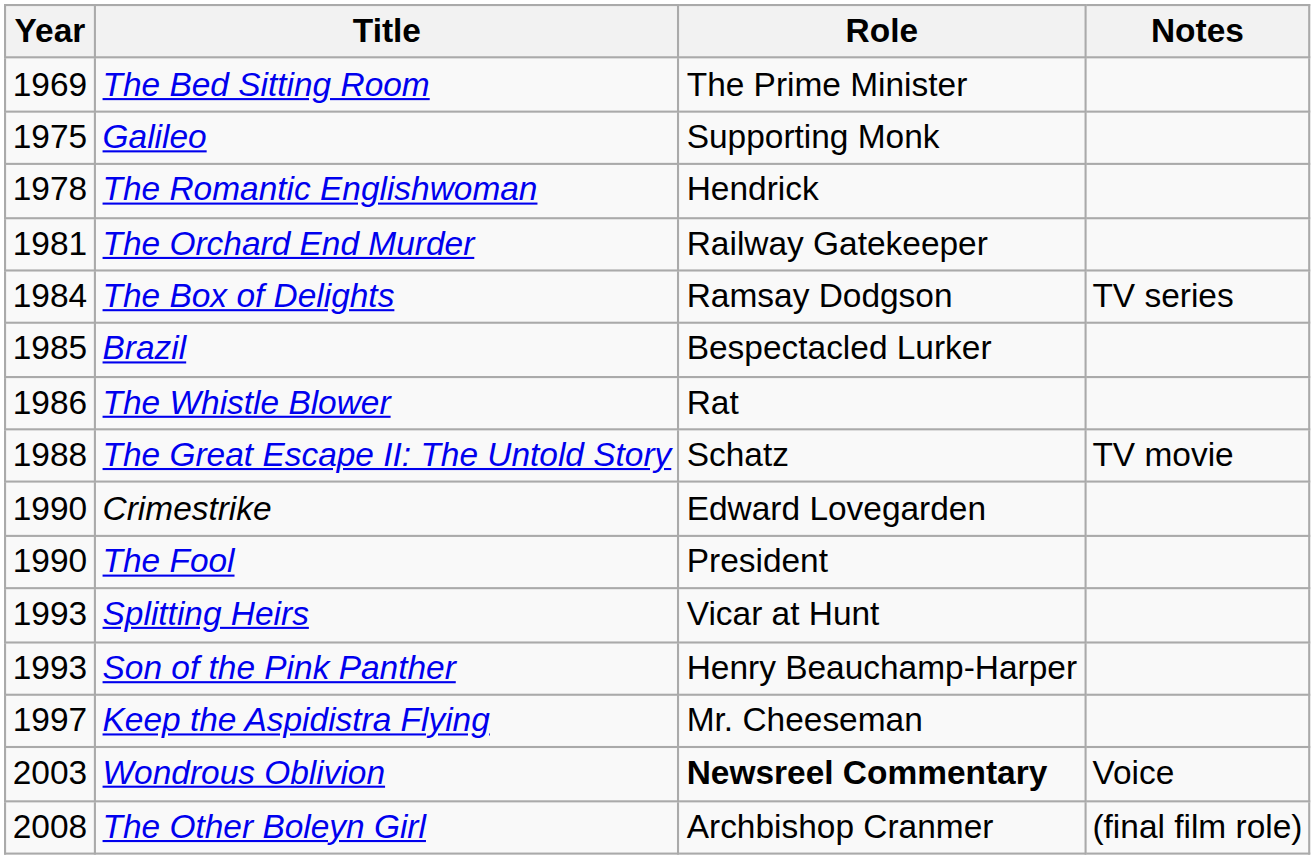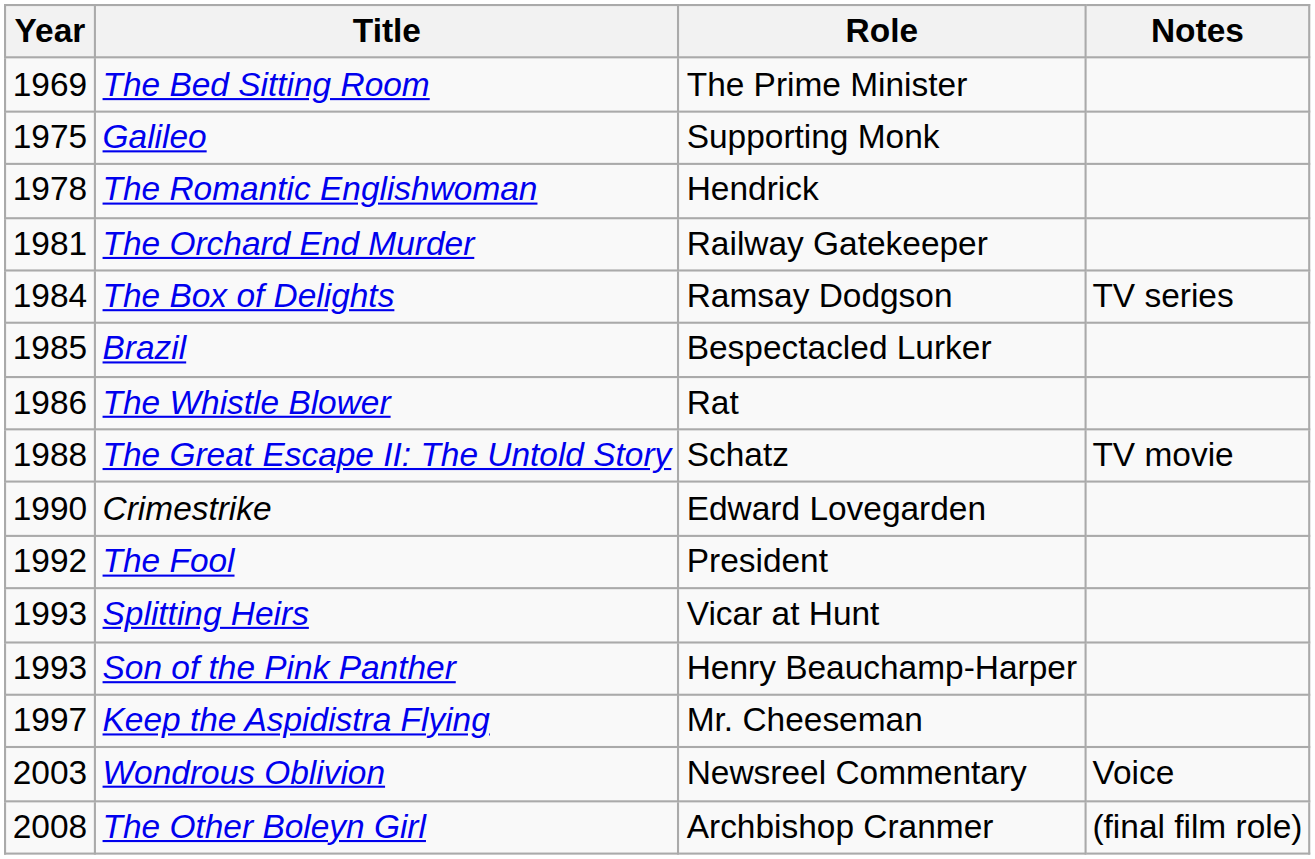(50, 561) 1990 -> (50, 561) 1992
(867, 773) bold -> (857, 773) normal
